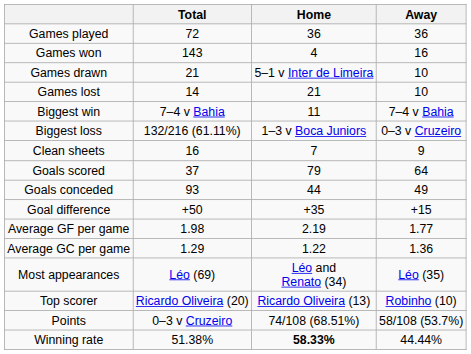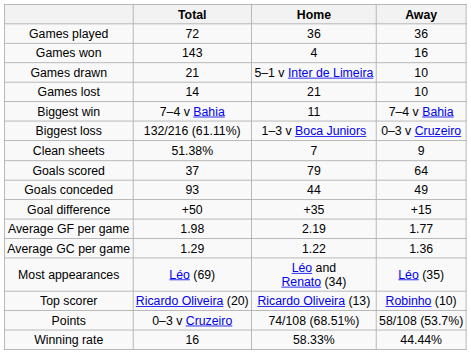(192, 151) 16 -> (192, 151) 51.38%
(192, 340) 51.38% -> (192, 340) 16
(314, 340) bold -> (314, 340) normal
